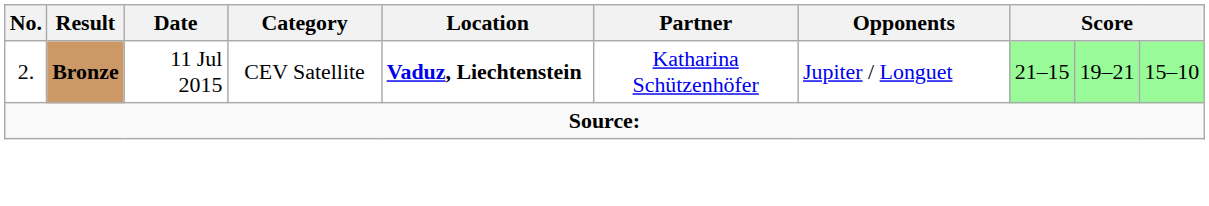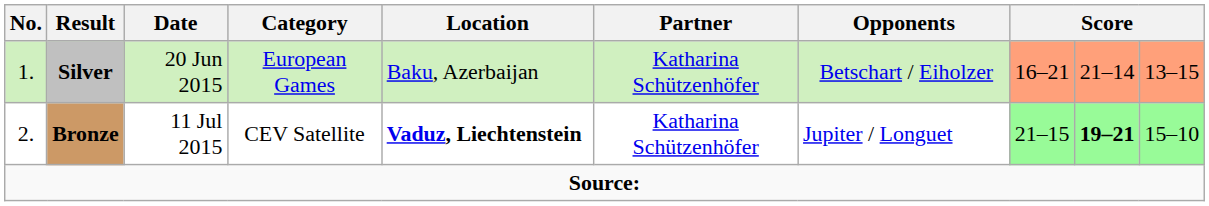+ row: (85, 71)
(1107, 71) normal -> (1107, 133) bold
